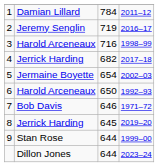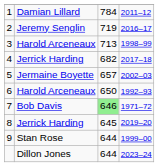(108, 43) 716 -> (108, 43) 713
(108, 75) 654 -> (108, 75) 657
(108, 106) no background -> (108, 106) lightgreen background
